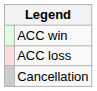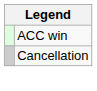- row: (44, 56)
